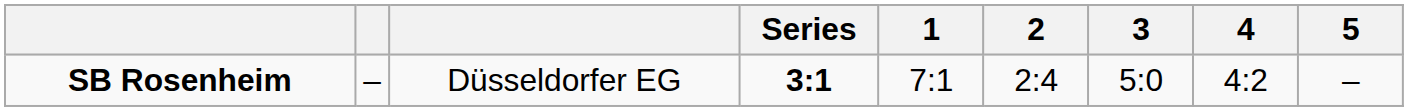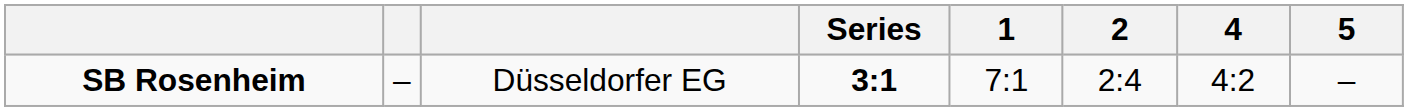- column: (1141, 29)
